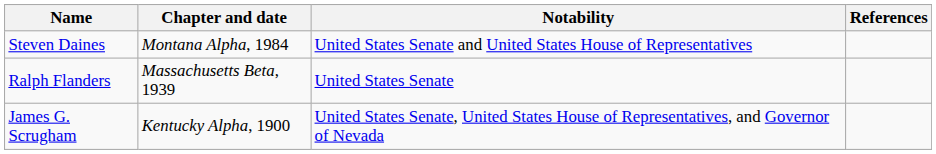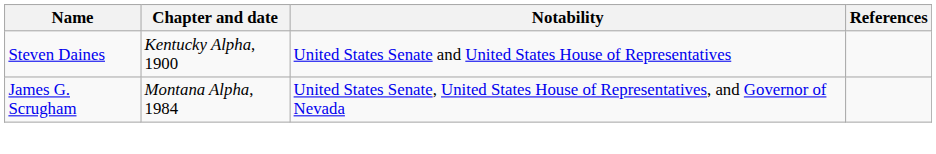(215, 44) Montana Alpha, 1984 -> (200, 53) Kentucky Alpha, 1900
- row: (59, 80)
(216, 126) Kentucky Alpha, 1900 -> (199, 99) Montana Alpha, 1984
